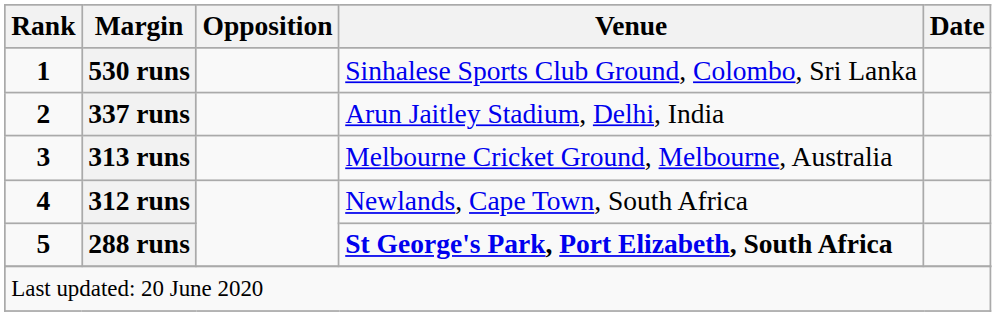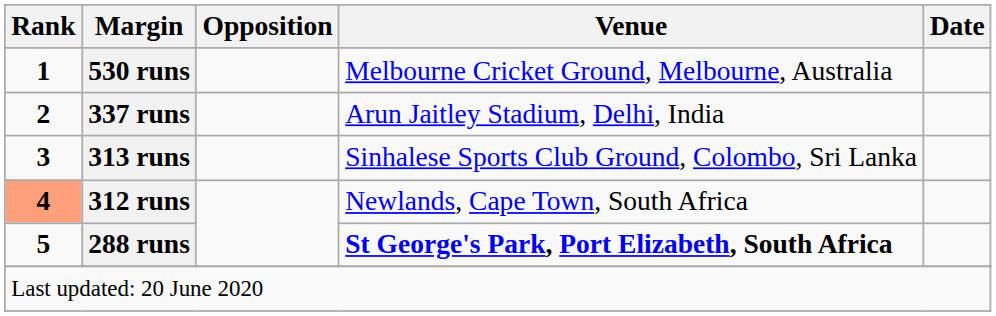(631, 69) Sinhalese Sports Club Ground, Colombo, Sri Lanka -> (619, 69) Melbourne Cricket Ground, Melbourne, Australia
(619, 157) Melbourne Cricket Ground, Melbourne, Australia -> (631, 157) Sinhalese Sports Club Ground, Colombo, Sri Lanka
(43, 200) no background -> (43, 200) lightsalmon background
